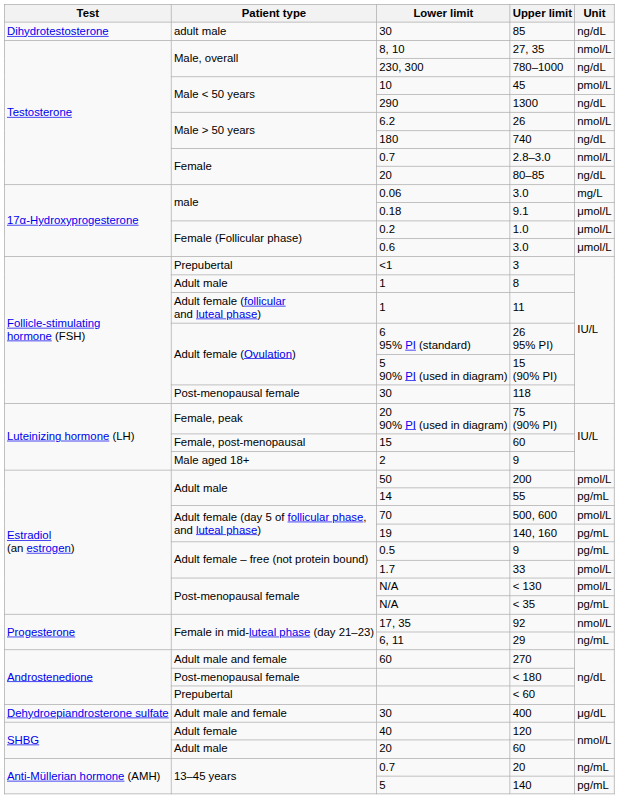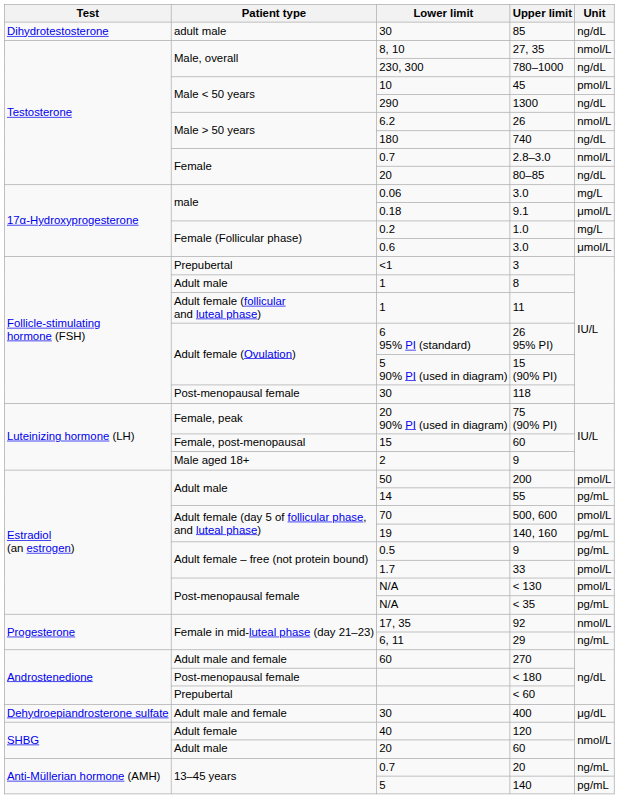(594, 229) μmol/L -> (590, 229) mg/L
